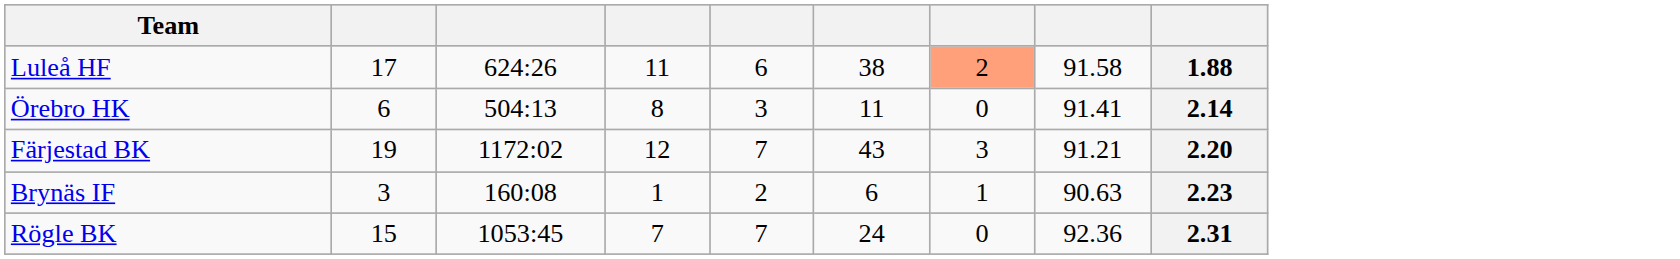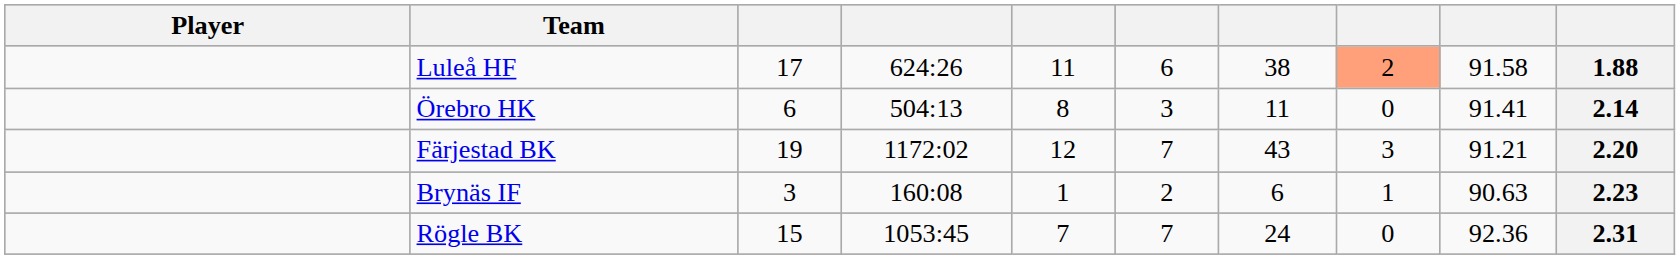+ column: (208, 25)
